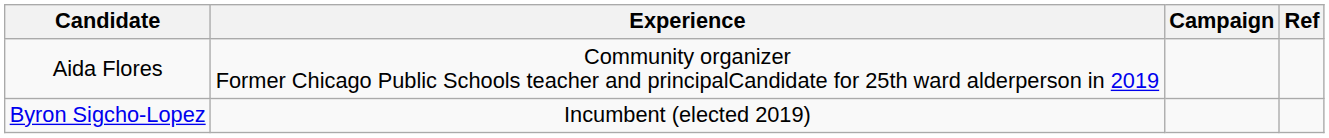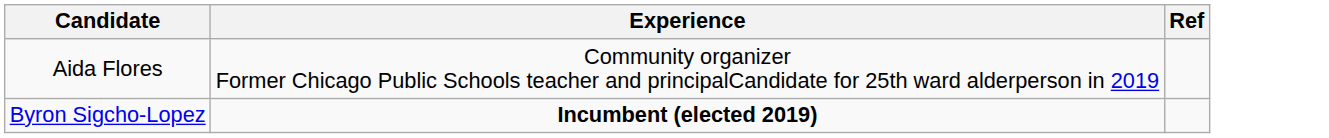- column: (1222, 21)
(687, 115) normal -> (687, 115) bold
